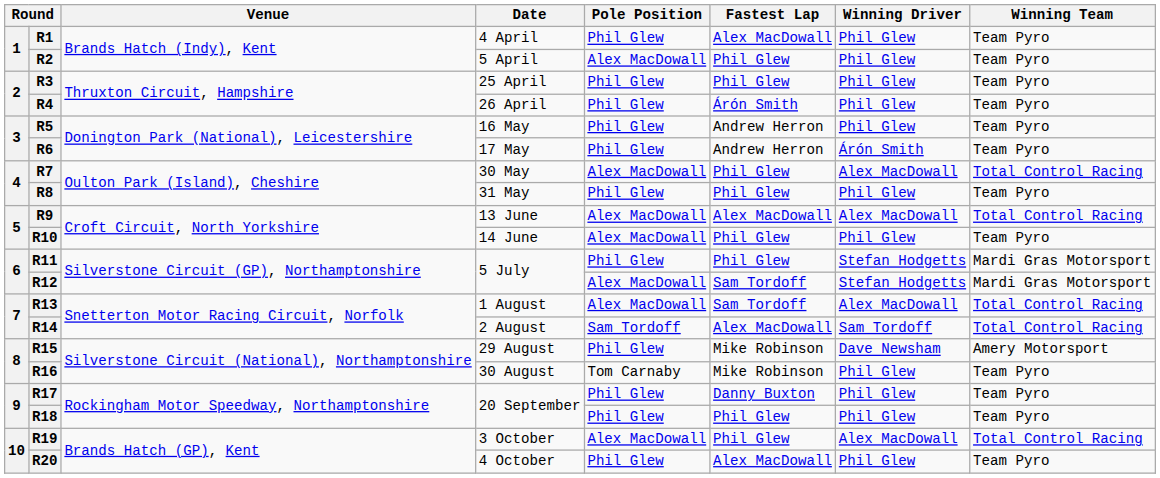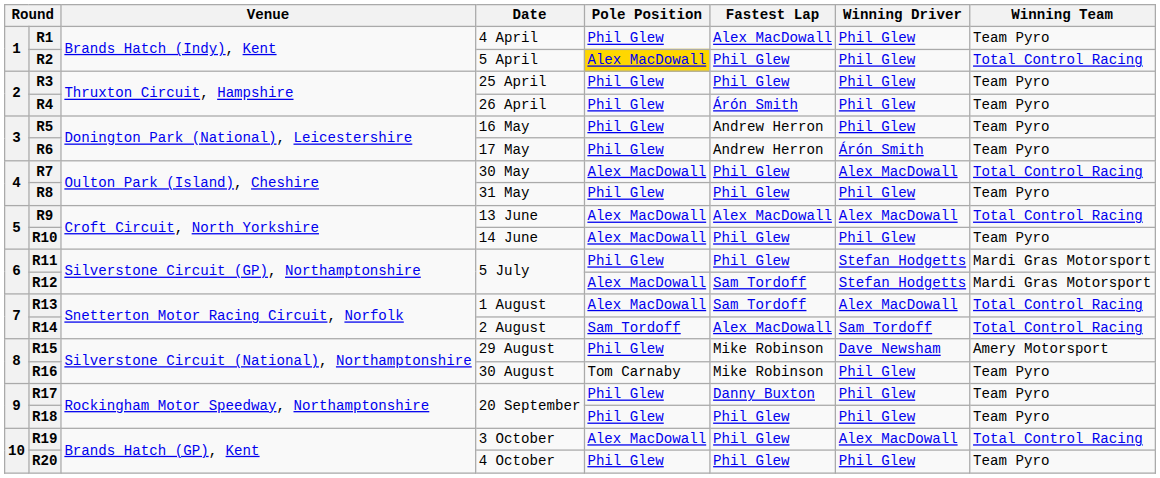(647, 60) no background -> (647, 60) gold background
(1011, 60) Team Pyro -> (1058, 60) Total Control Racing
(773, 461) Alex MacDowall -> (751, 461) Phil Glew
